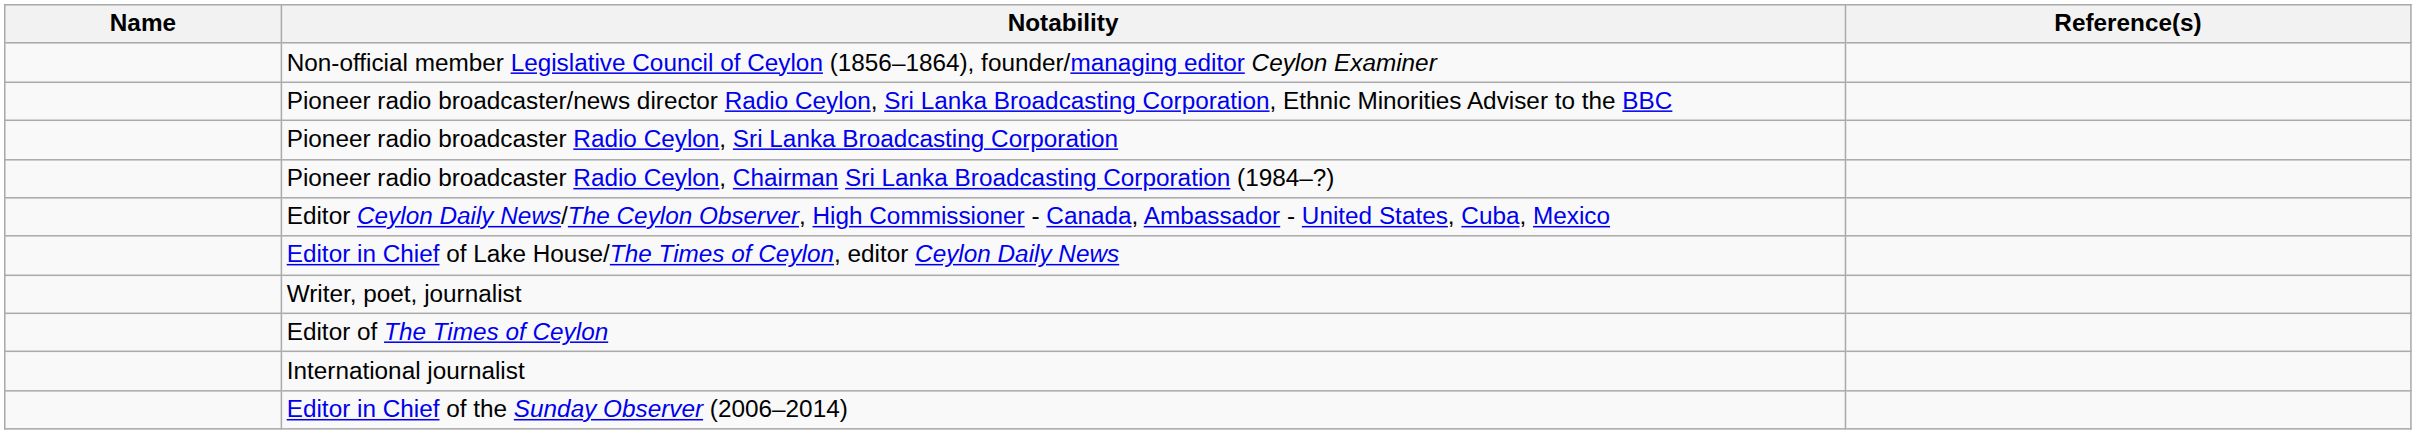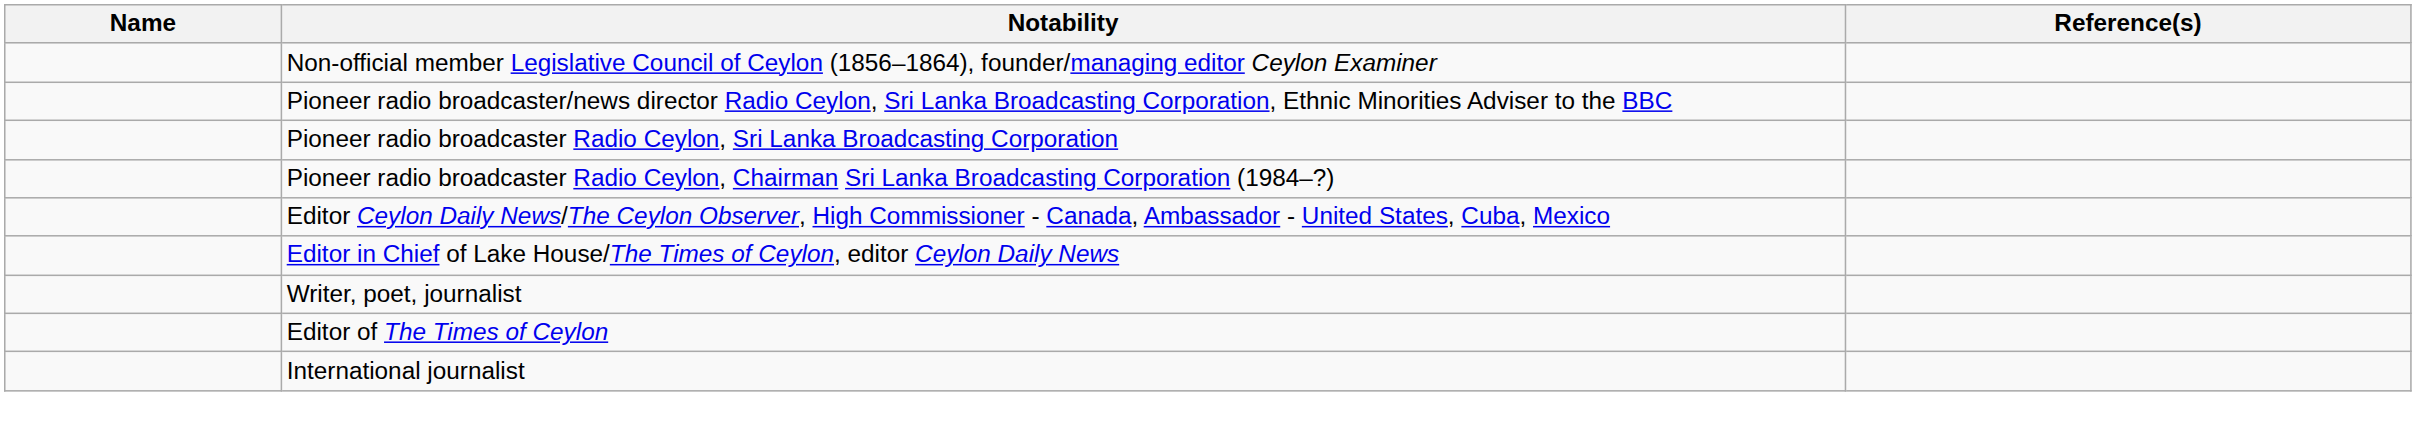- row: (567, 409)
